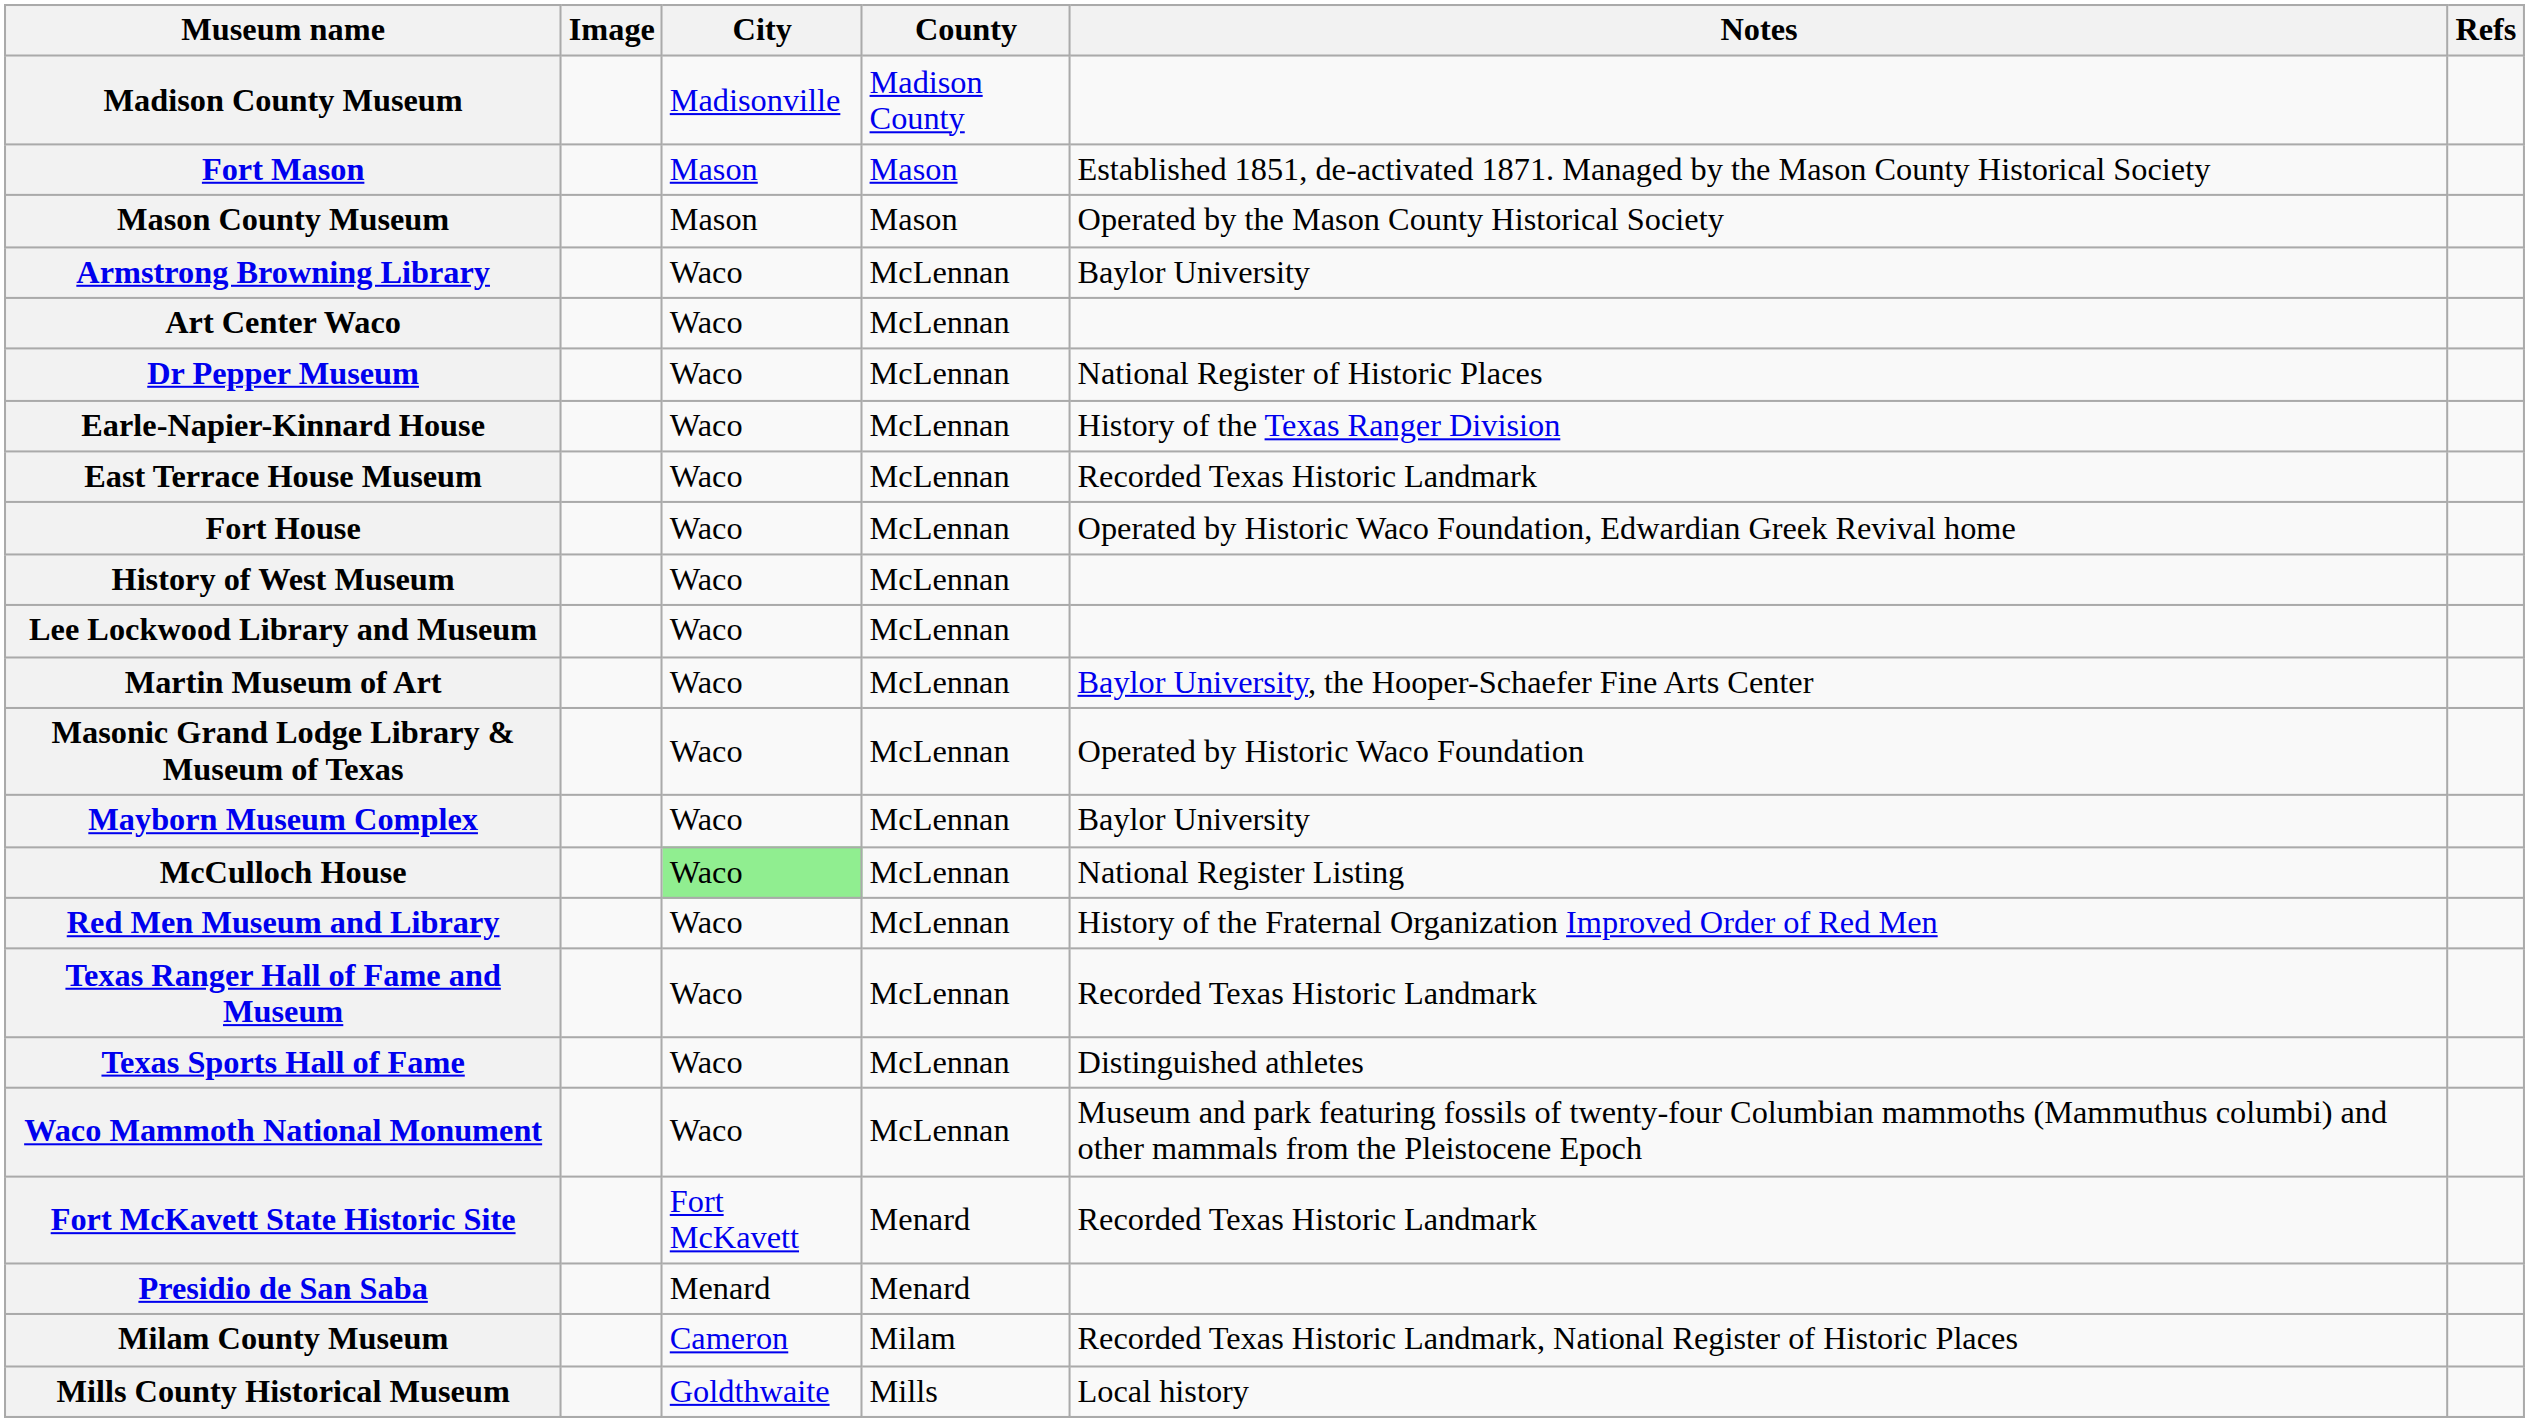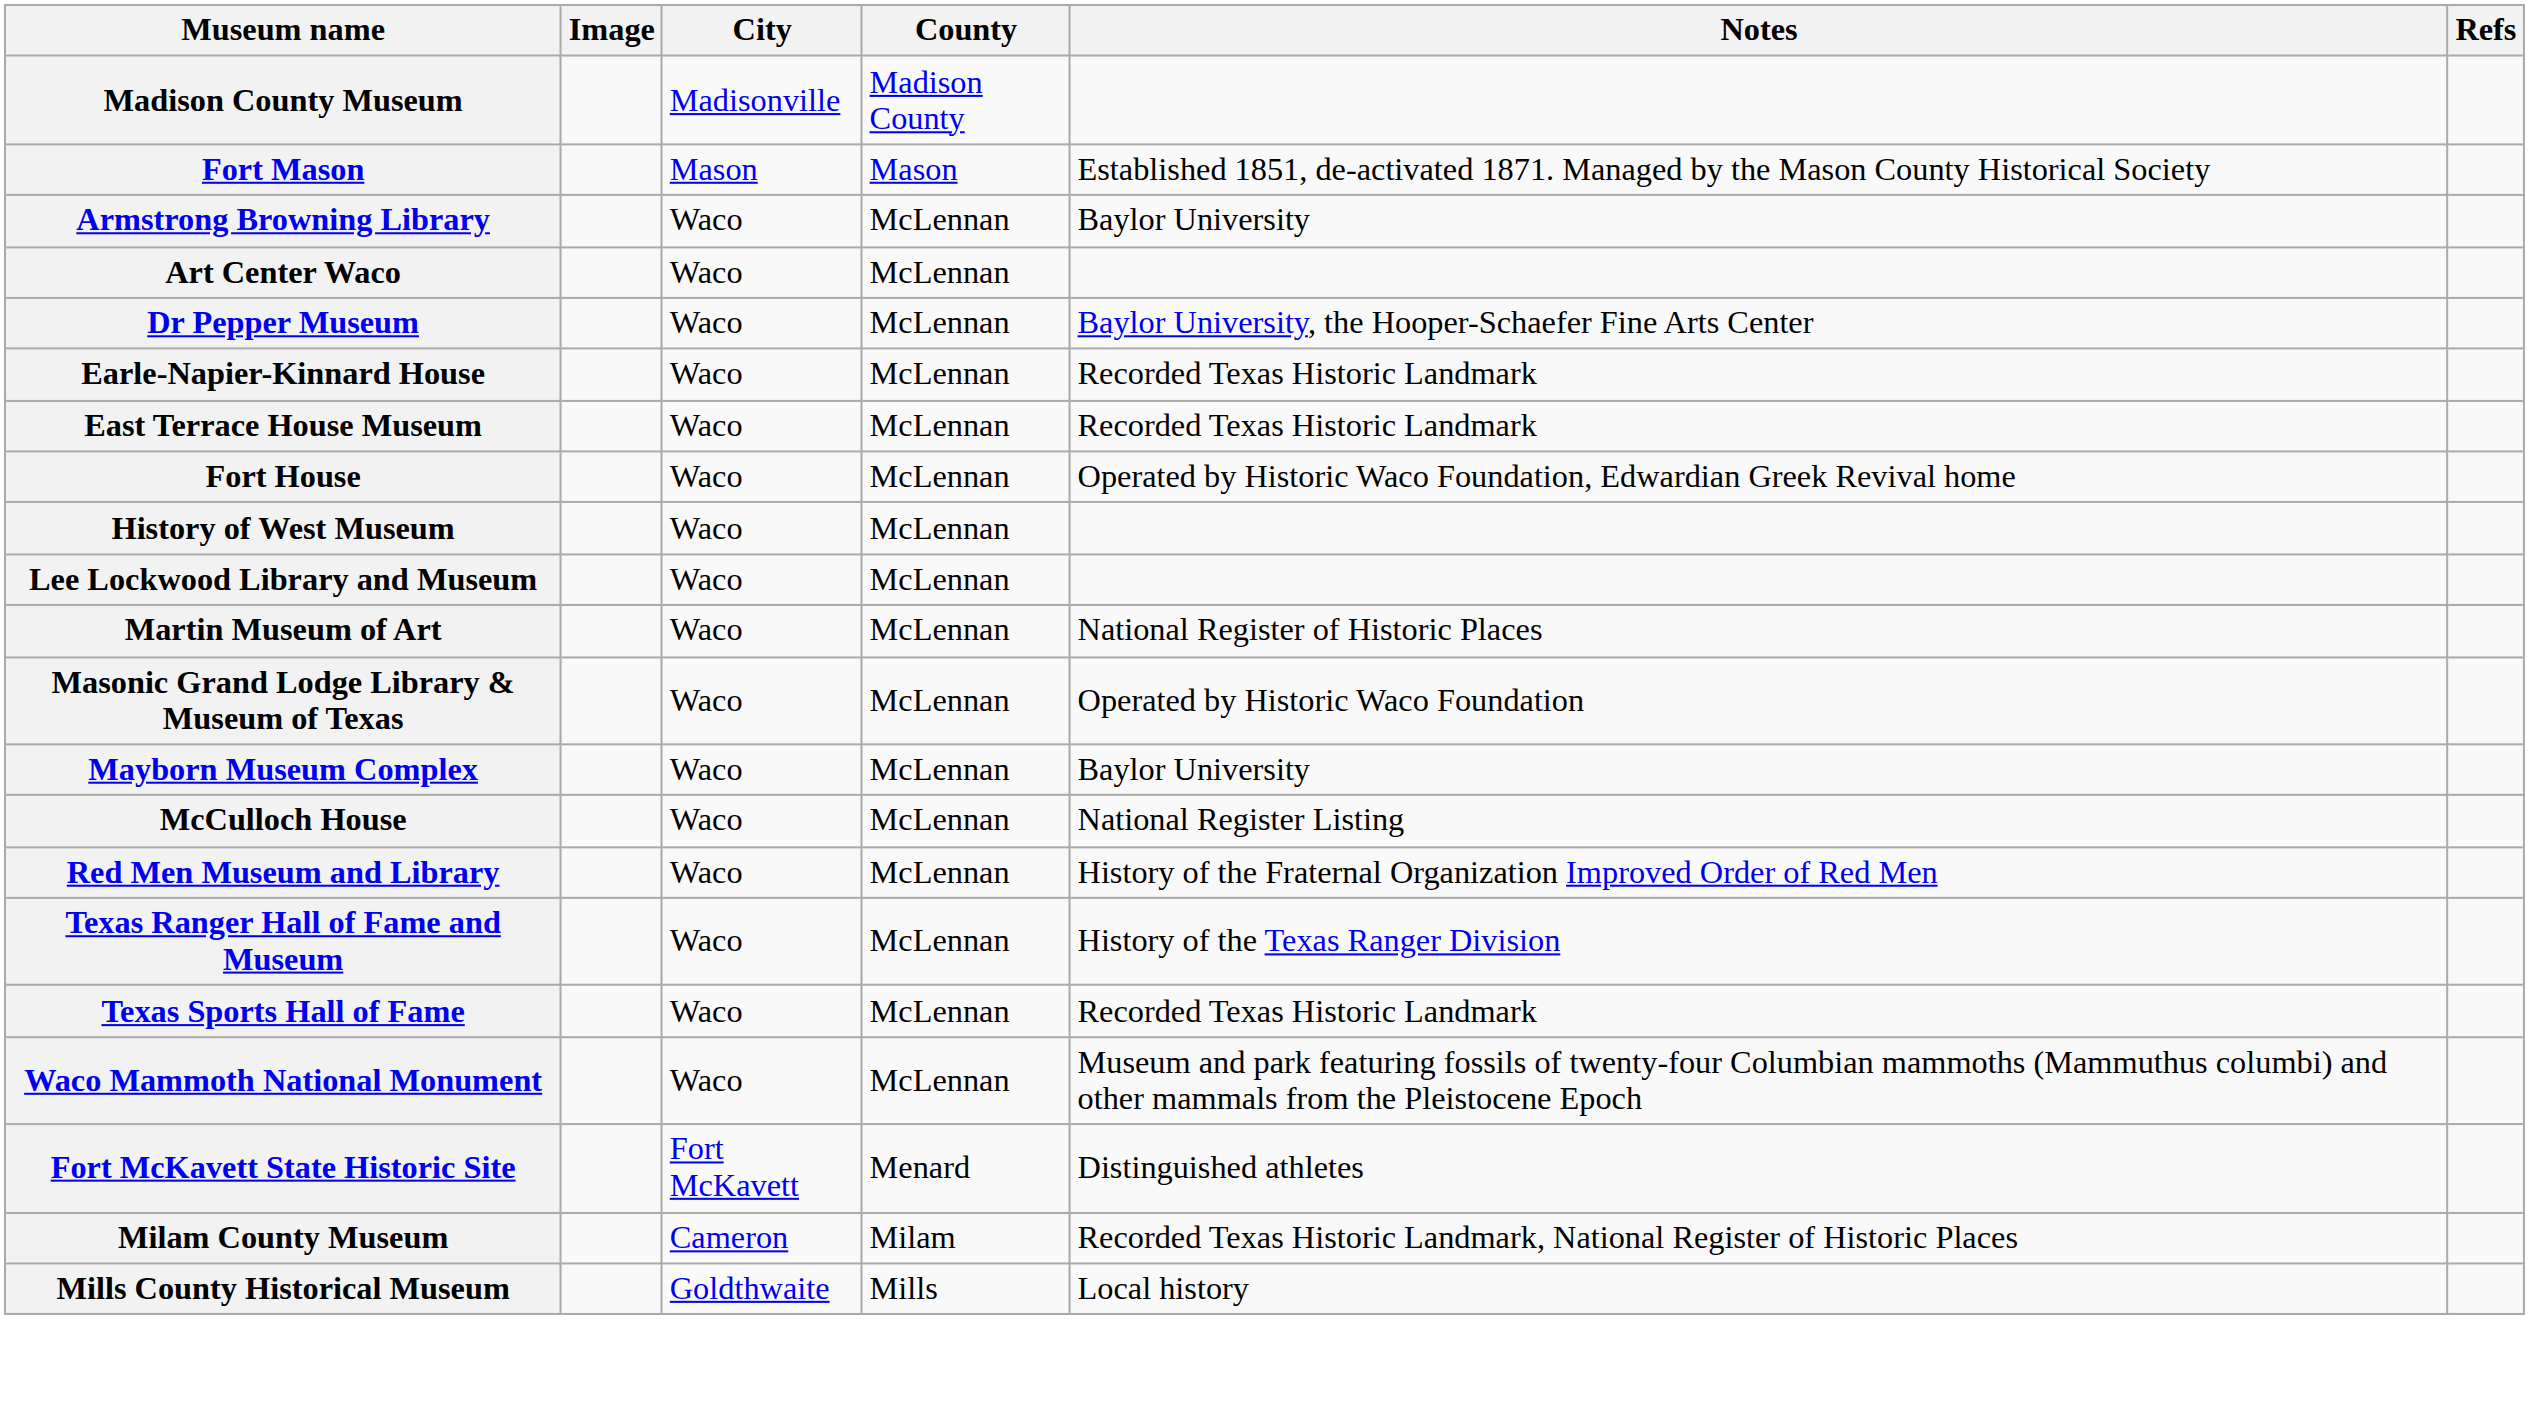- row: (283, 220)
(1310, 374) National Register of Historic Places -> (1446, 322) Baylor University, the Hooper-Schaefer Fine Arts Center
(1319, 425) History of the Texas Ranger Division -> (1307, 374) Recorded Texas Historic Landmark
(1446, 681) Baylor University, the Hooper-Schaefer Fine Arts Center -> (1310, 630) National Register of Historic Places
(706, 871) lightgreen background -> (706, 820) no background
(1307, 992) Recorded Texas Historic Landmark -> (1319, 941) History of the Texas Ranger Division
(1221, 1061) Distinguished athletes -> (1307, 1010) Recorded Texas Historic Landmark
(1307, 1218) Recorded Texas Historic Landmark -> (1221, 1167) Distinguished athletes
- row: (283, 1288)
